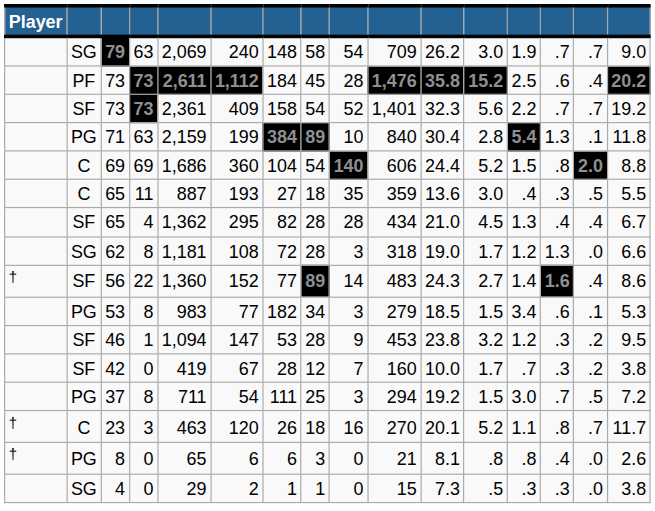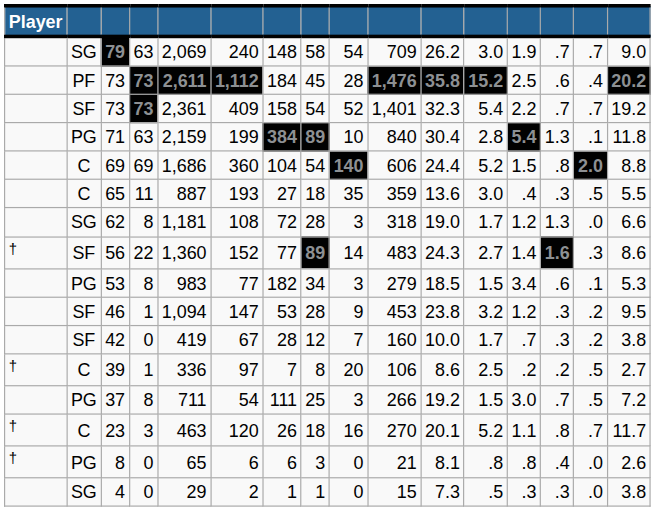(491, 109) 5.6 -> (491, 109) 5.4
- row: (84, 222)
(595, 281) .4 -> (595, 253) .3
+ row: (84, 370)
(402, 396) 294 -> (402, 400) 266
